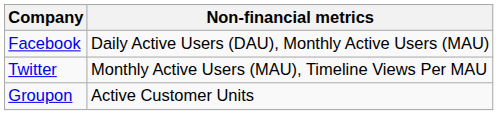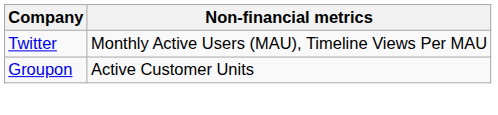- row: (44, 43)
